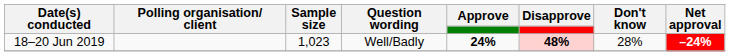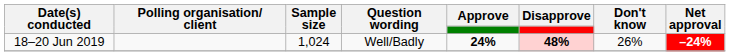(314, 42) 1,023 -> (314, 42) 1,024
(630, 42) 28% -> (630, 42) 26%
